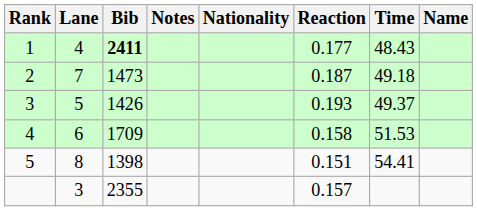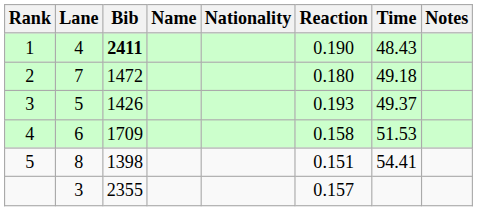columns swapped: (446, 18) <-> (173, 18)
(332, 47) 0.177 -> (334, 47) 0.190
(125, 76) 1473 -> (125, 76) 1472
(332, 76) 0.187 -> (334, 76) 0.180
